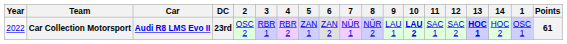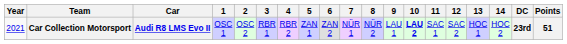columns swapped: (522, 10) <-> (223, 10)
(15, 28) 2022 -> (15, 28) 2021
(478, 28) bold -> (478, 28) normal
(548, 28) 61 -> (548, 28) 51
